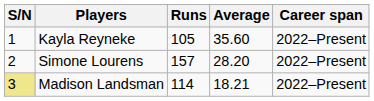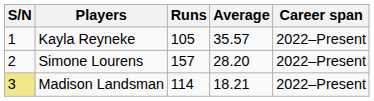(231, 38) 35.60 -> (231, 38) 35.57
